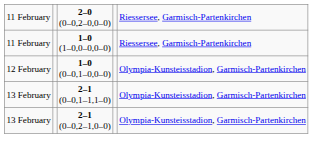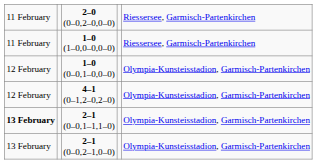+ row: (89, 94)
(29, 94) normal -> (31, 120) bold
